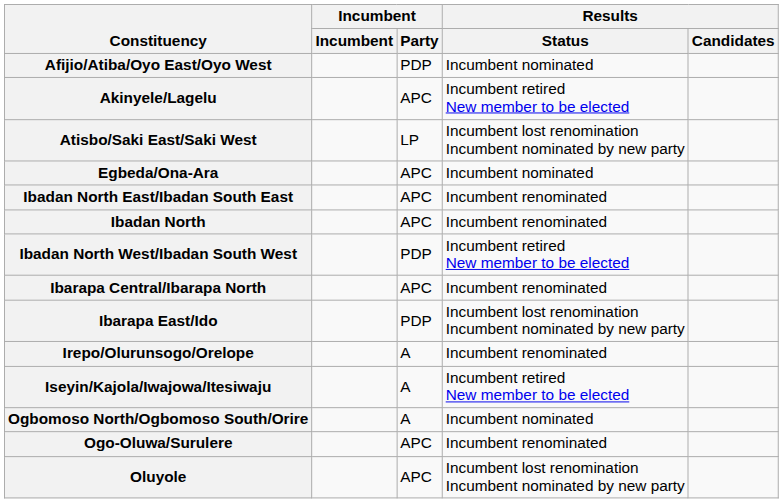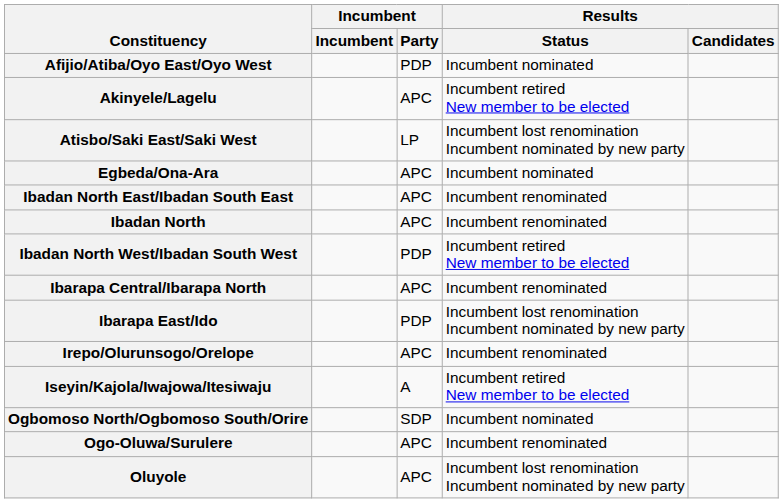(405, 353) A -> (416, 353) APC
(405, 419) A -> (416, 419) SDP
